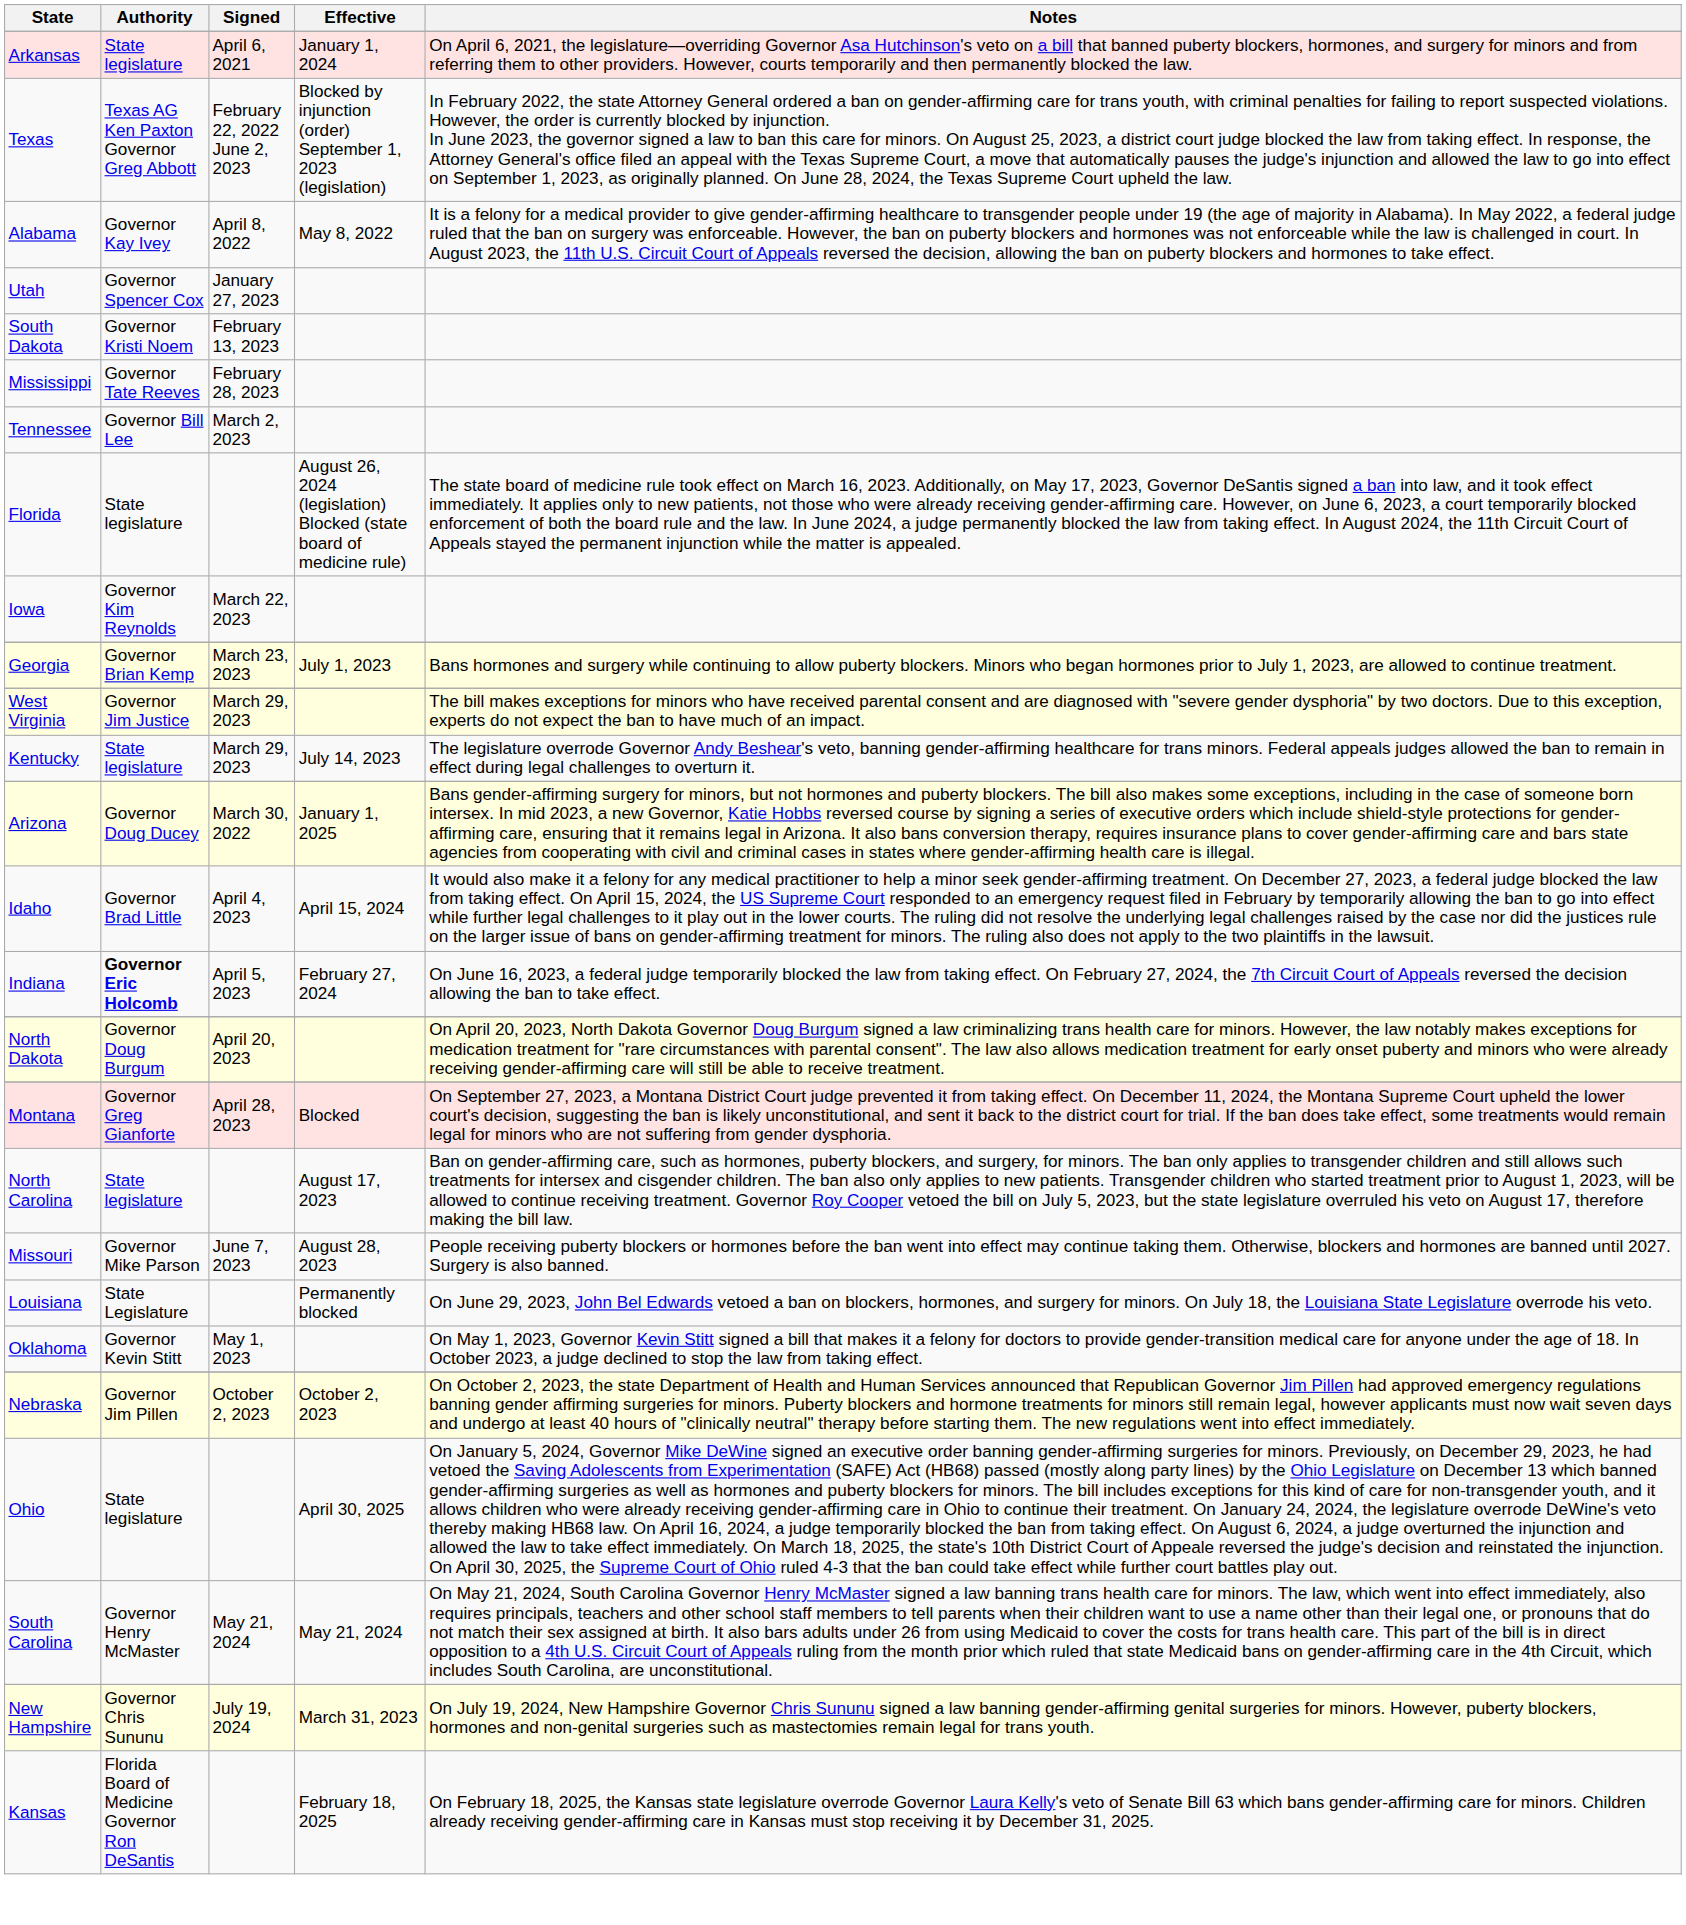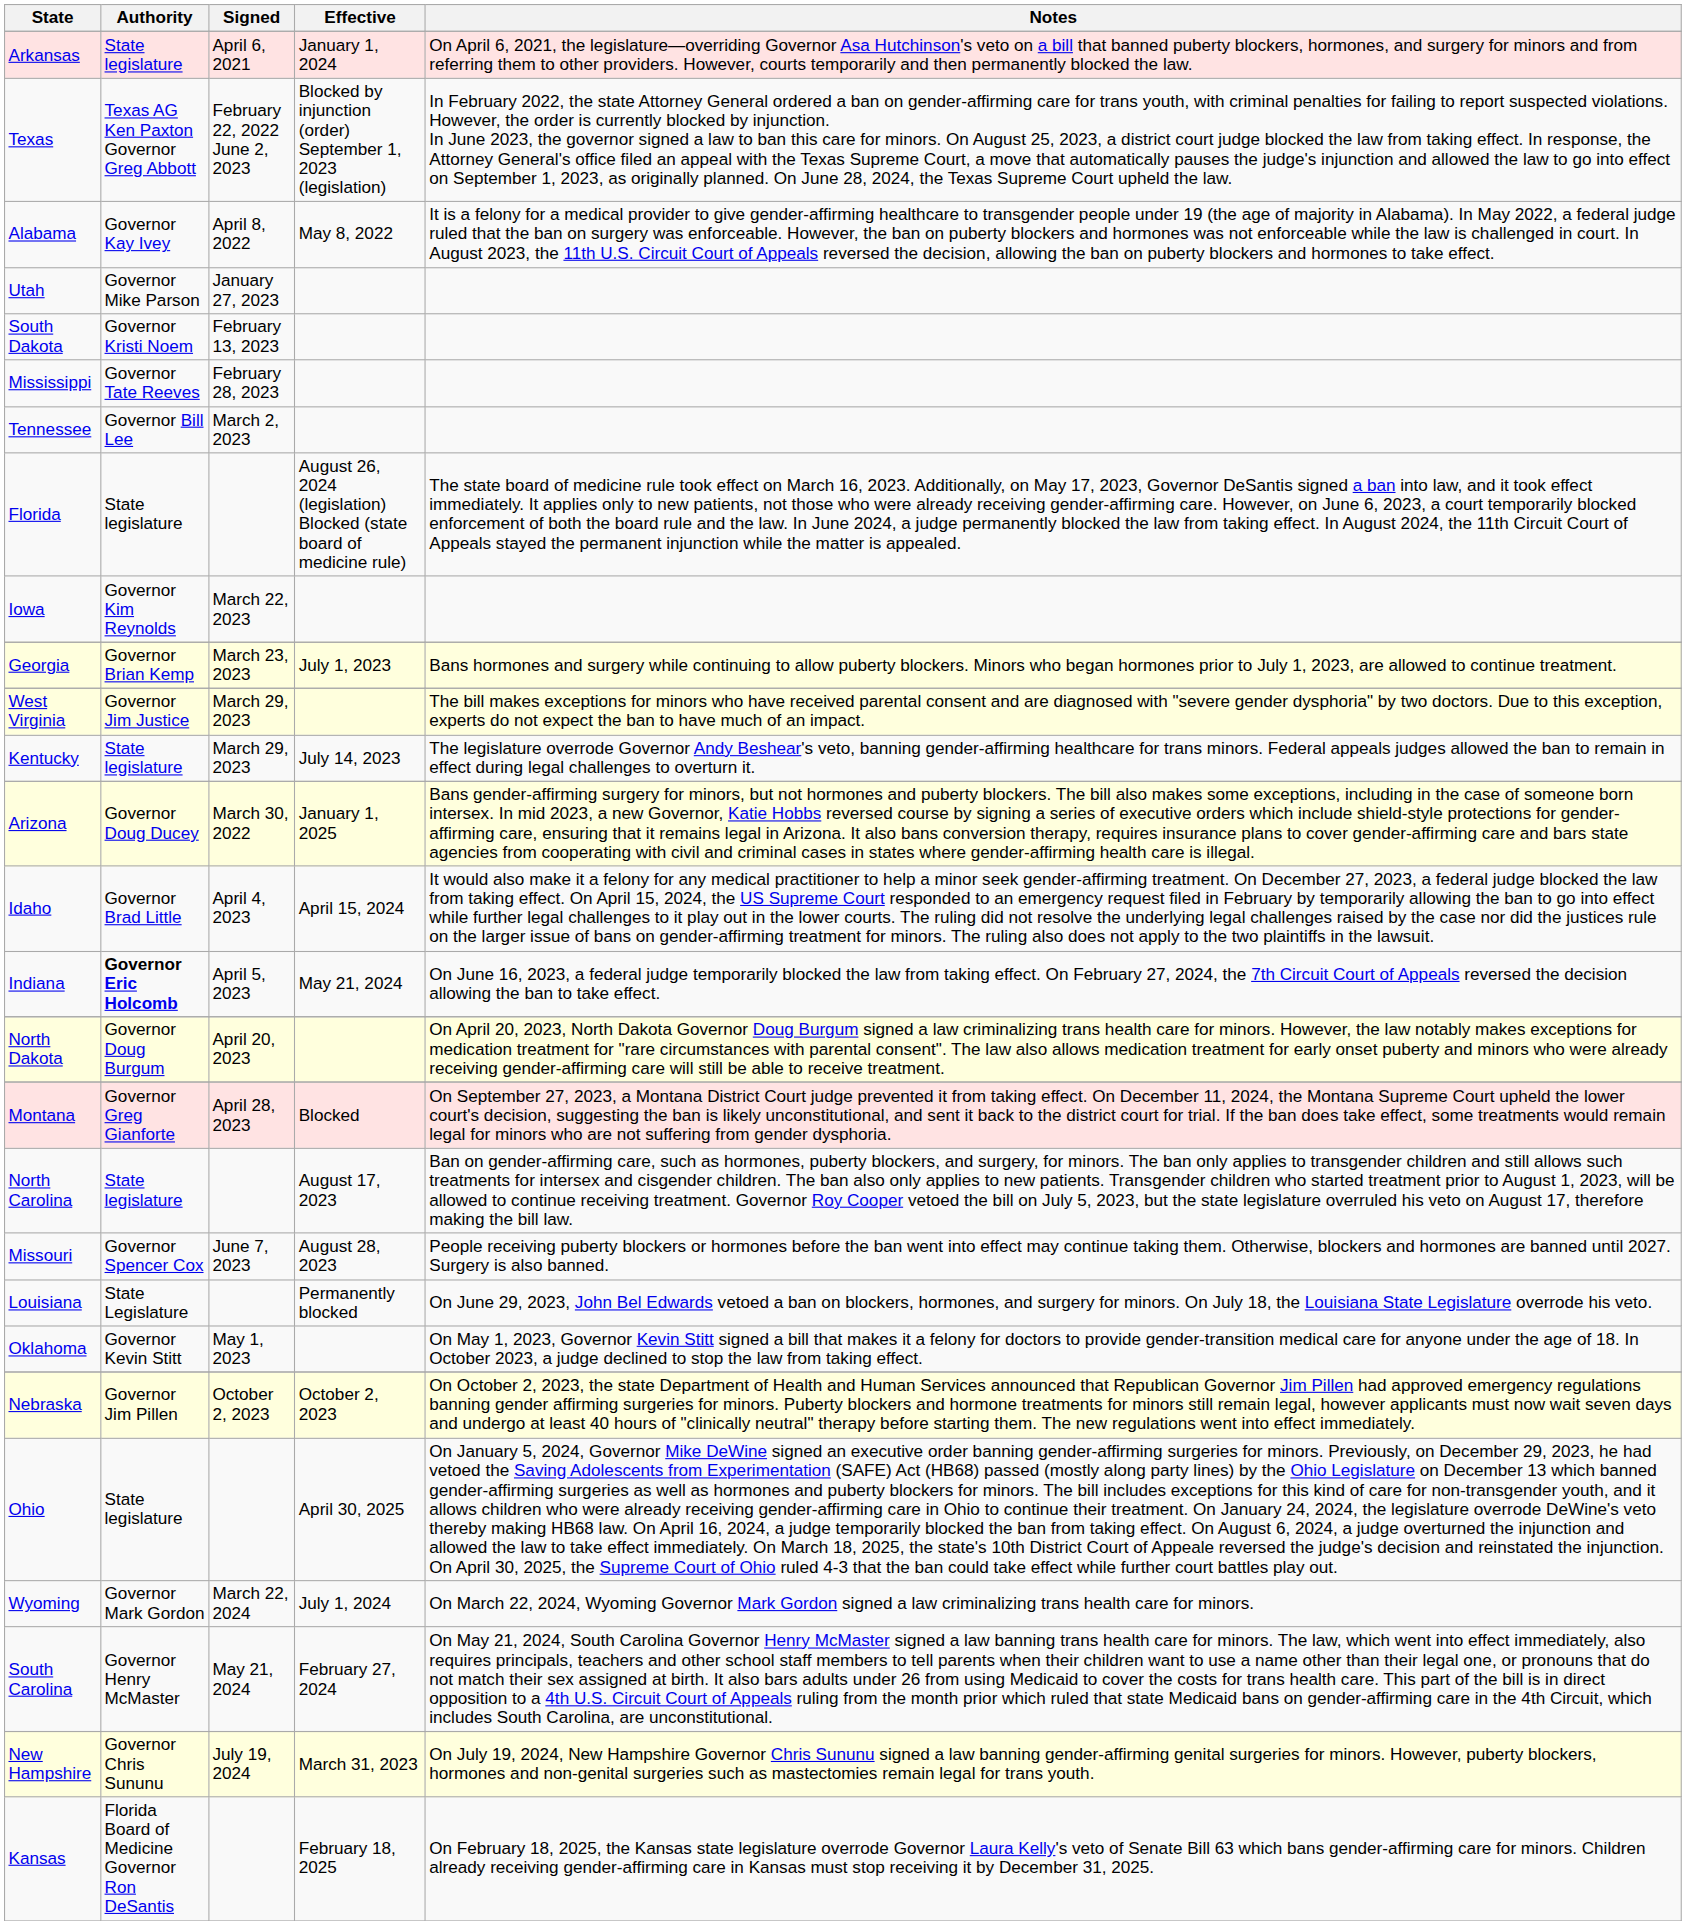(154, 290) Governor Spencer Cox -> (152, 290) Governor Mike Parson
(347, 983) February 27, 2024 -> (351, 983) May 21, 2024
(152, 1256) Governor Mike Parson -> (154, 1256) Governor Spencer Cox
+ row: (44, 1603)
(351, 1632) May 21, 2024 -> (347, 1679) February 27, 2024
